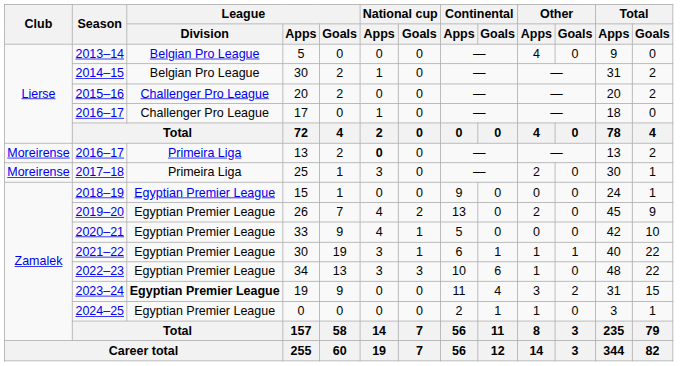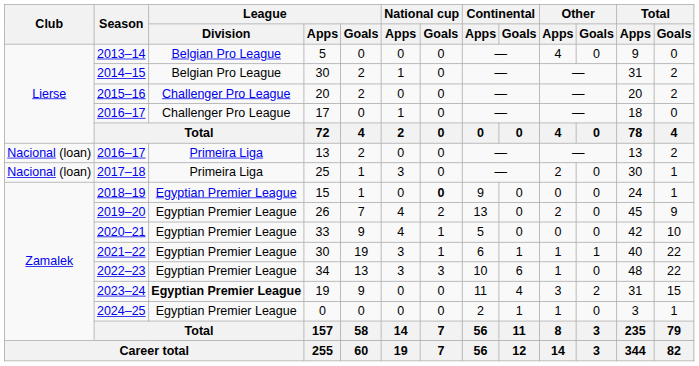(38, 152) Moreirense -> (49, 152) Nacional (loan)
(379, 152) bold -> (401, 152) normal
(38, 172) Moreirense -> (49, 172) Nacional (loan)
(419, 192) normal -> (441, 192) bold
